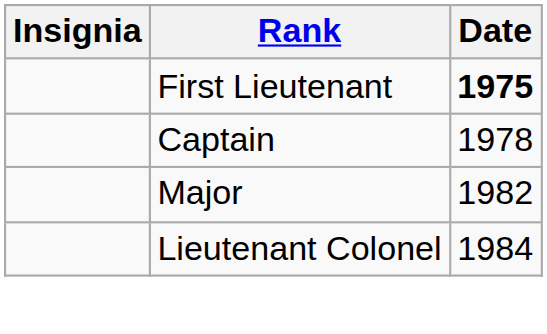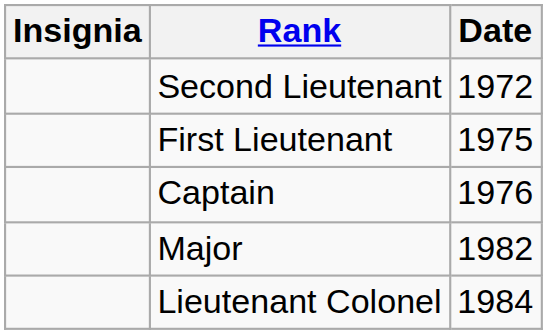+ row: (300, 85)
(495, 85) bold -> (495, 139) normal
(495, 139) 1978 -> (495, 193) 1976
